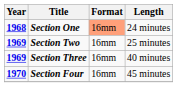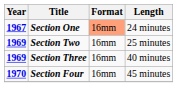(16, 27) 1968 -> (16, 27) 1967
